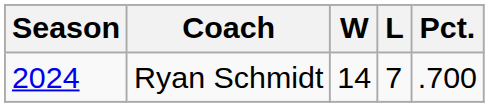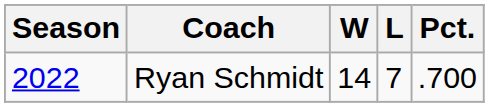(46, 76) 2024 -> (46, 76) 2022
